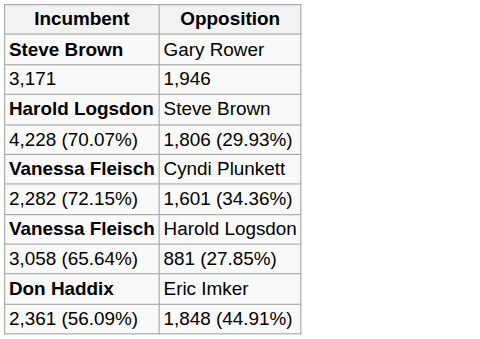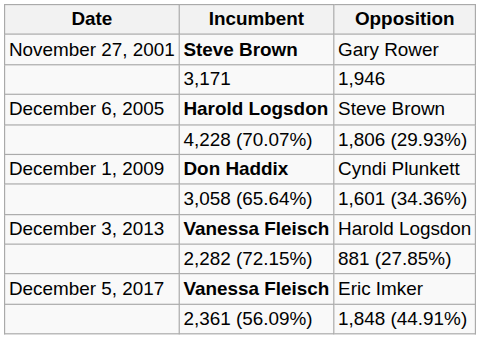+ column: (92, 19)
(82, 169) Vanessa Fleisch -> (236, 169) Don Haddix
(73, 199) 2,282 (72.15%) -> (248, 199) 3,058 (65.64%)
(73, 259) 3,058 (65.64%) -> (248, 259) 2,282 (72.15%)
(61, 288) Don Haddix -> (256, 288) Vanessa Fleisch
